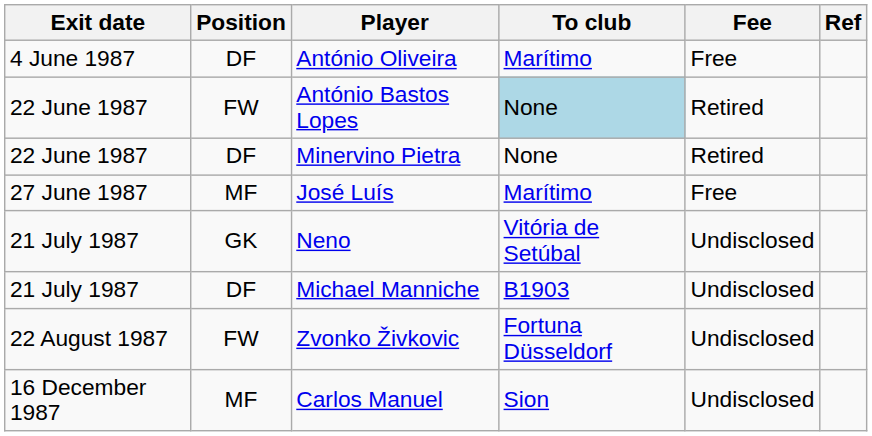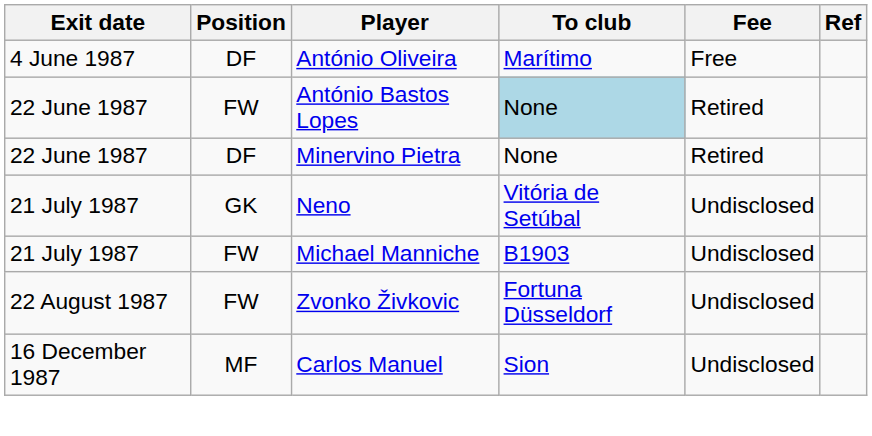- row: (345, 192)
(241, 289) DF -> (241, 253) FW
